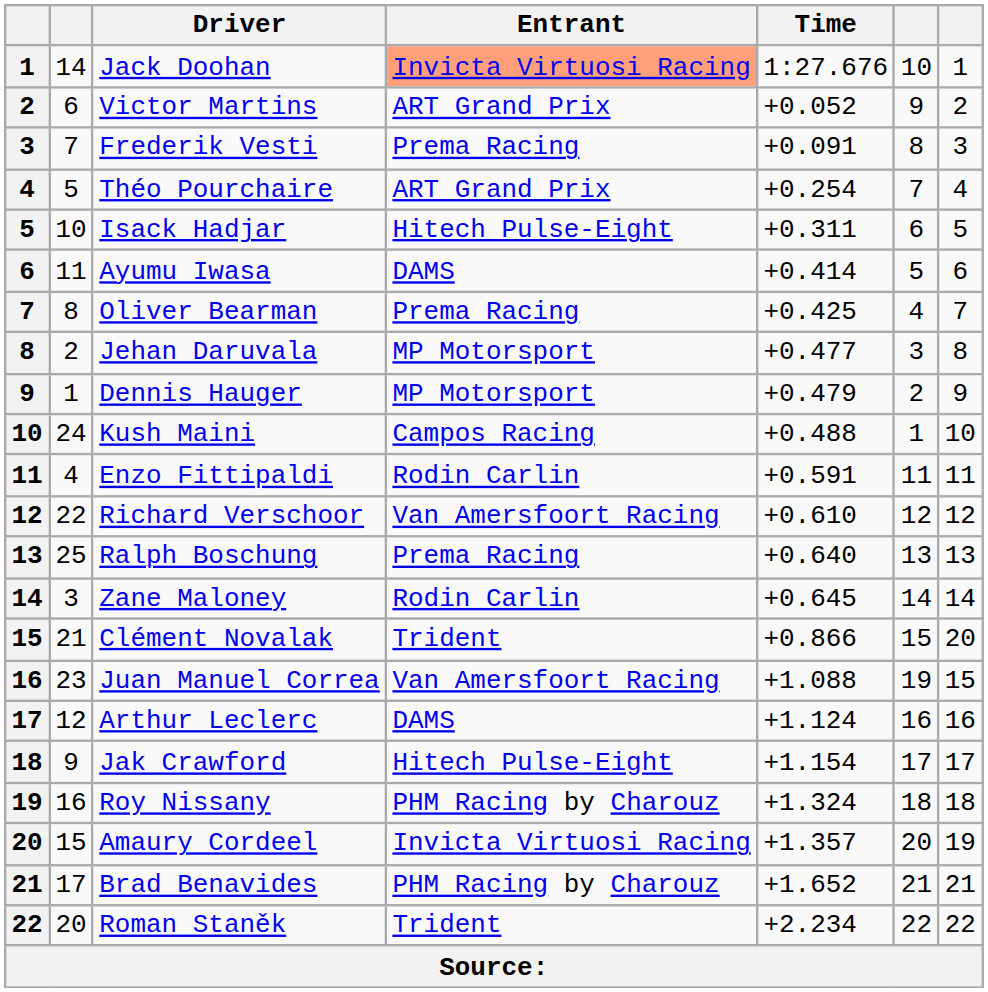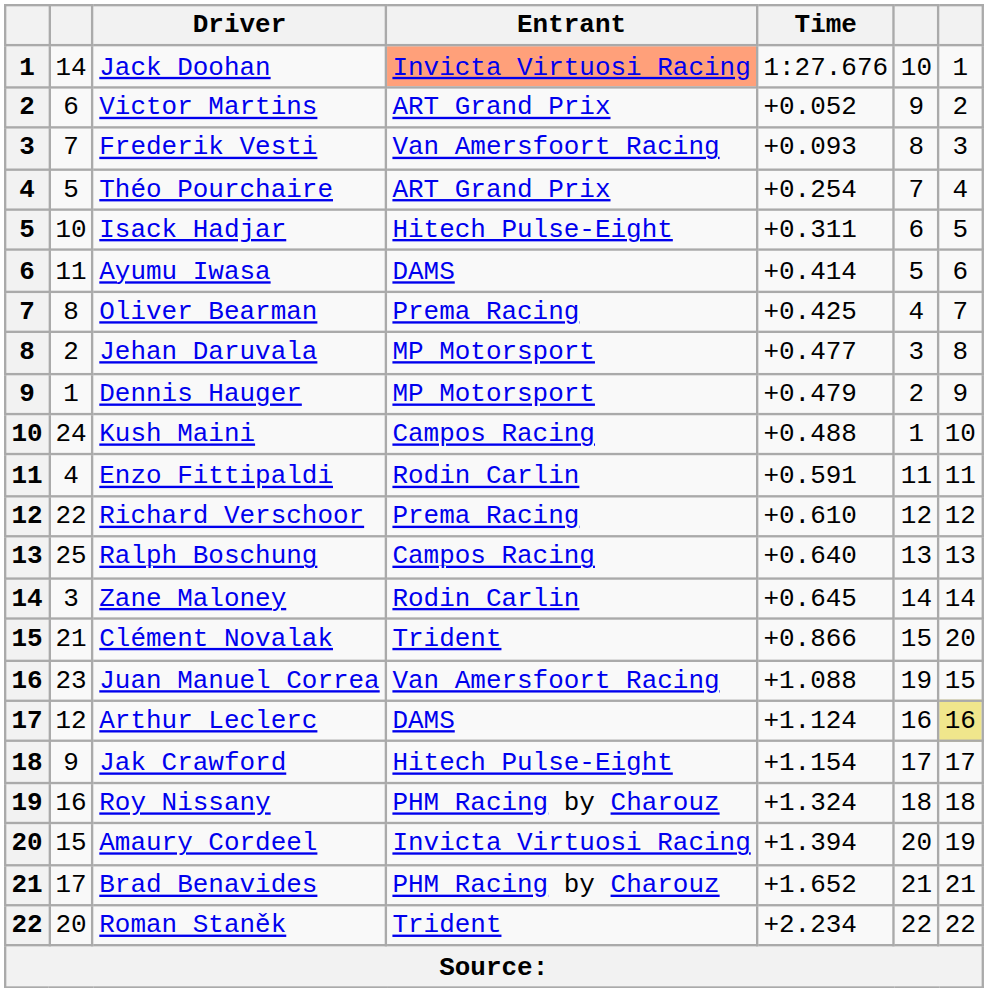(486, 148) Prema Racing -> (556, 148) Van Amersfoort Racing
(810, 148) +0.091 -> (810, 148) +0.093
(556, 517) Van Amersfoort Racing -> (486, 517) Prema Racing
(486, 557) Prema Racing -> (494, 557) Campos Racing
(960, 721) no background -> (960, 721) khaki background
(810, 844) +1.357 -> (810, 844) +1.394
